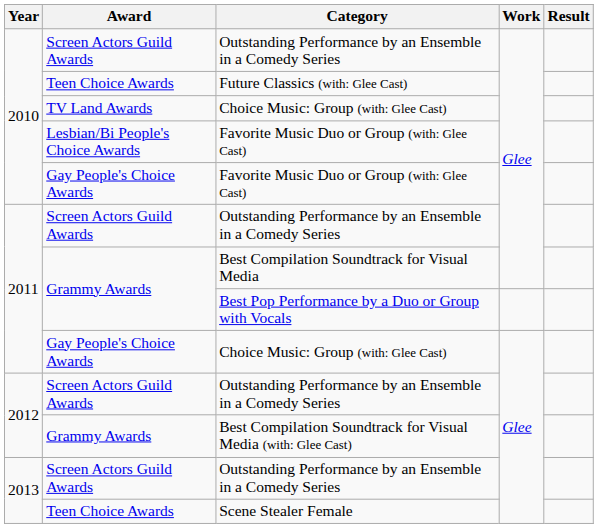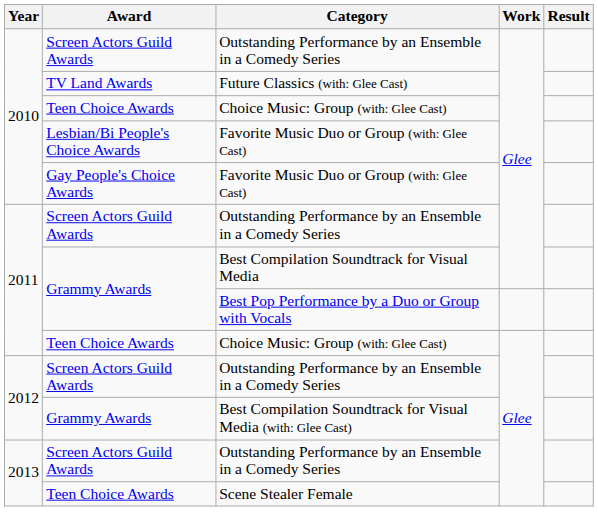(110, 83) Teen Choice Awards -> (99, 83) TV Land Awards
(99, 108) TV Land Awards -> (110, 108) Teen Choice Awards
(111, 351) Gay People's Choice Awards -> (110, 343) Teen Choice Awards
